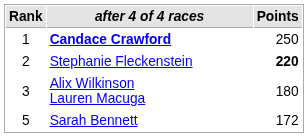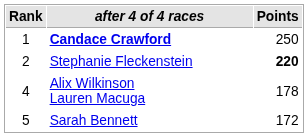(26, 91) 3 -> (26, 91) 4
(287, 91) 180 -> (287, 91) 178
